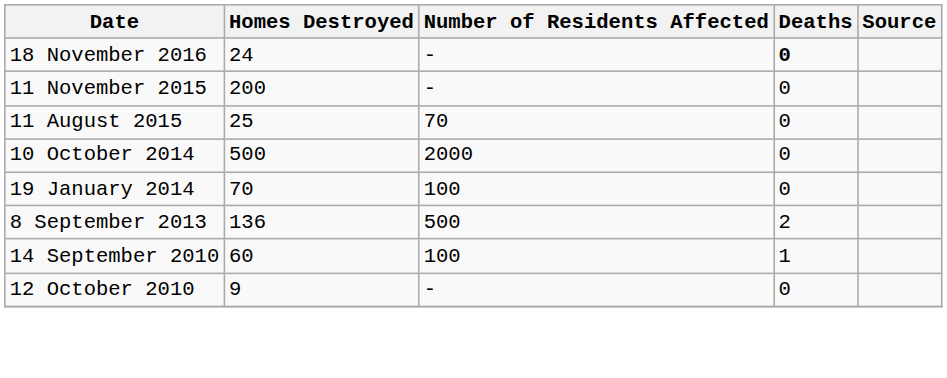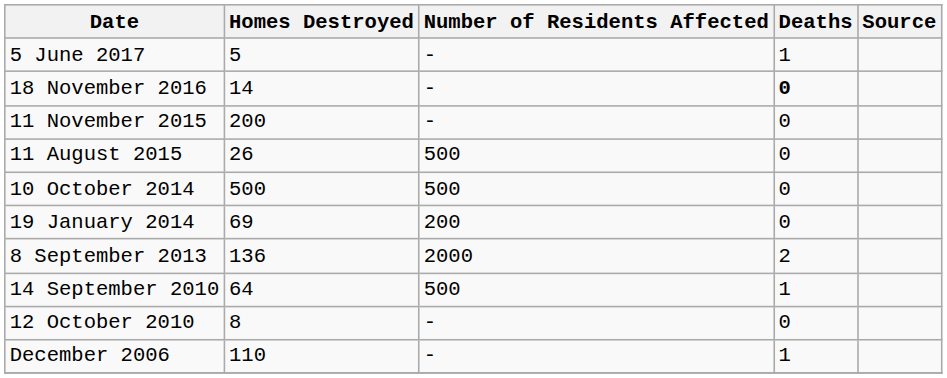+ row: (77, 55)
(241, 55) 24 -> (241, 88) 14
(241, 122) 25 -> (241, 155) 26
(436, 122) 70 -> (442, 155) 500
(448, 155) 2000 -> (442, 189) 500
(241, 189) 70 -> (241, 222) 69
(442, 189) 100 -> (442, 222) 200
(442, 222) 500 -> (448, 256) 2000
(241, 256) 60 -> (241, 289) 64
(442, 256) 100 -> (442, 289) 500
(235, 289) 9 -> (235, 323) 8
+ row: (90, 356)
